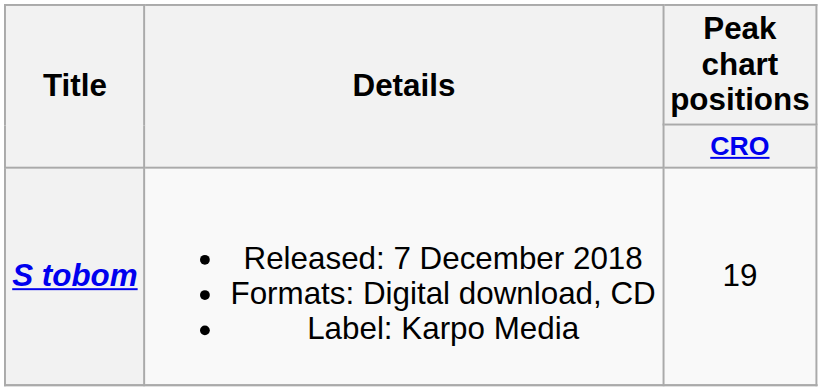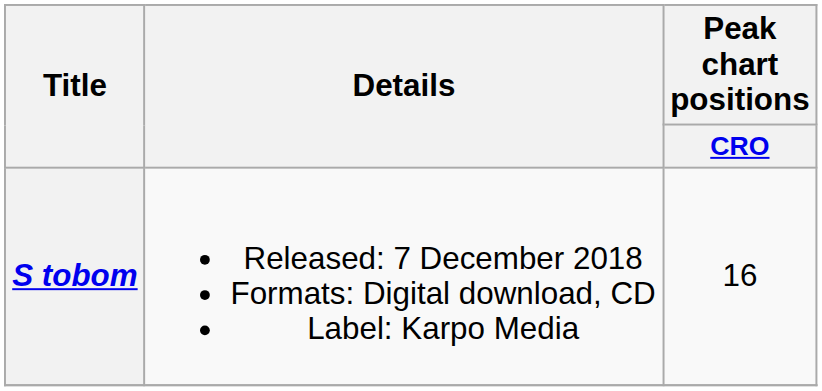(740, 275) 19 -> (740, 275) 16
